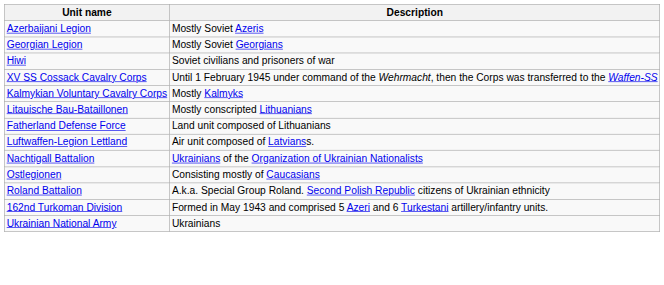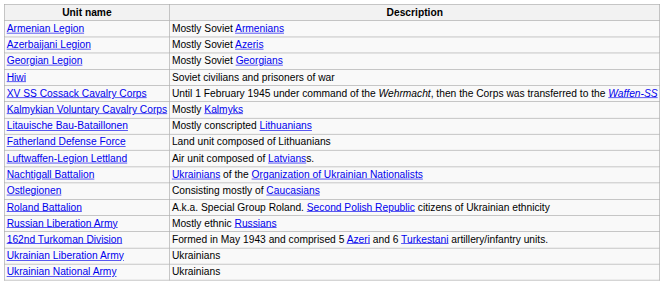+ row: (45, 28)
+ row: (62, 223)
+ row: (65, 256)
